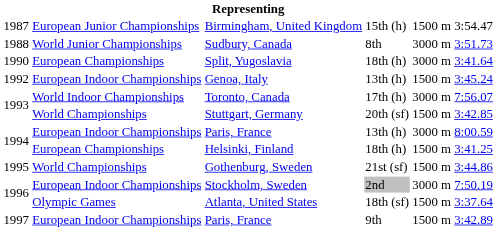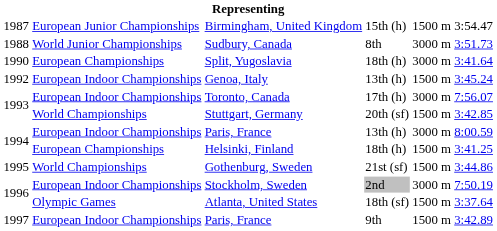(108, 96) World Indoor Championships -> (117, 96) European Indoor Championships
